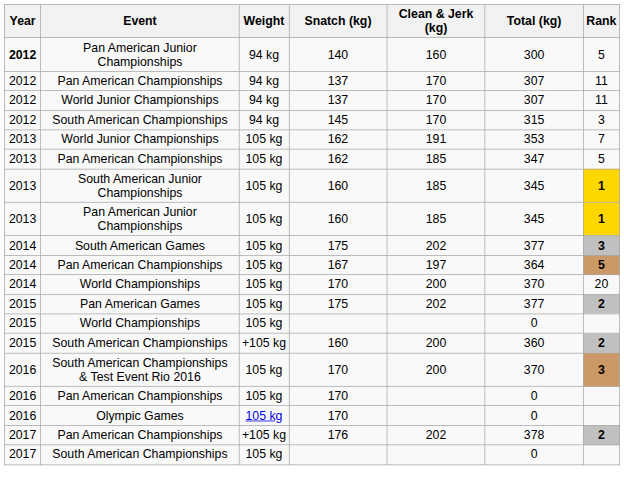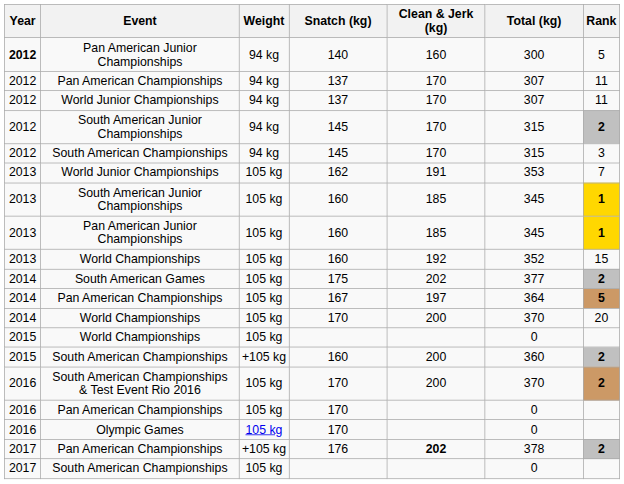+ row: (140, 127)
- row: (140, 159)
+ row: (140, 259)
(601, 245) 3 -> (601, 278) 2
- row: (140, 304)
(601, 369) 3 -> (601, 383) 2
(436, 435) normal -> (436, 449) bold
